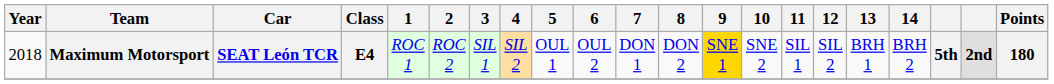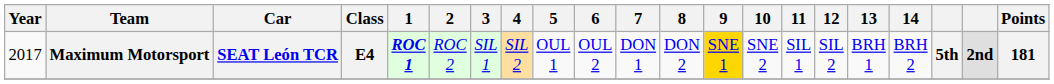(25, 54) 2018 -> (25, 54) 2017
(408, 54) normal -> (409, 54) bold
(1022, 54) 180 -> (1023, 54) 181
